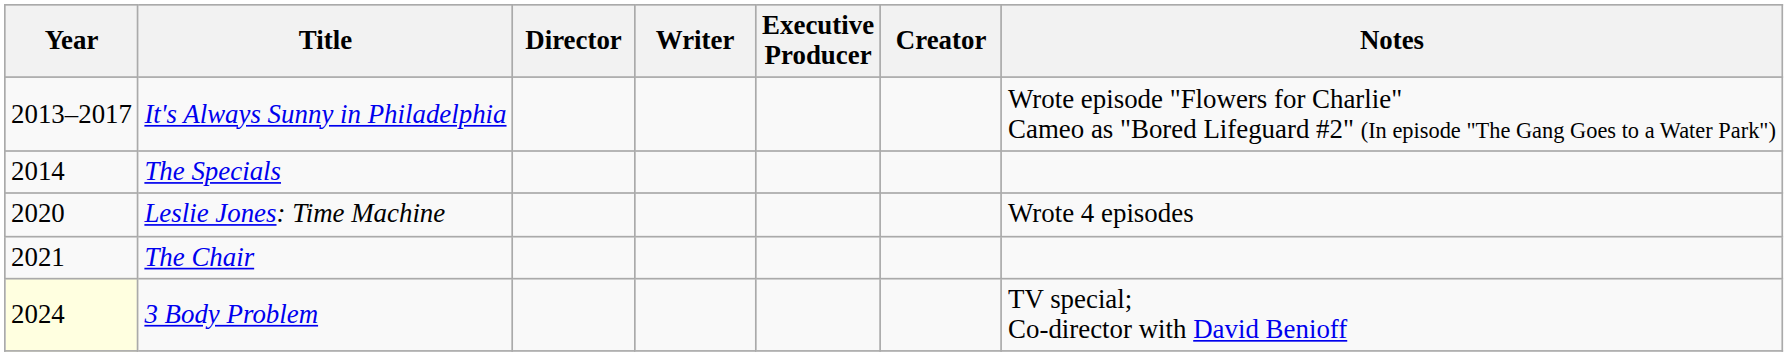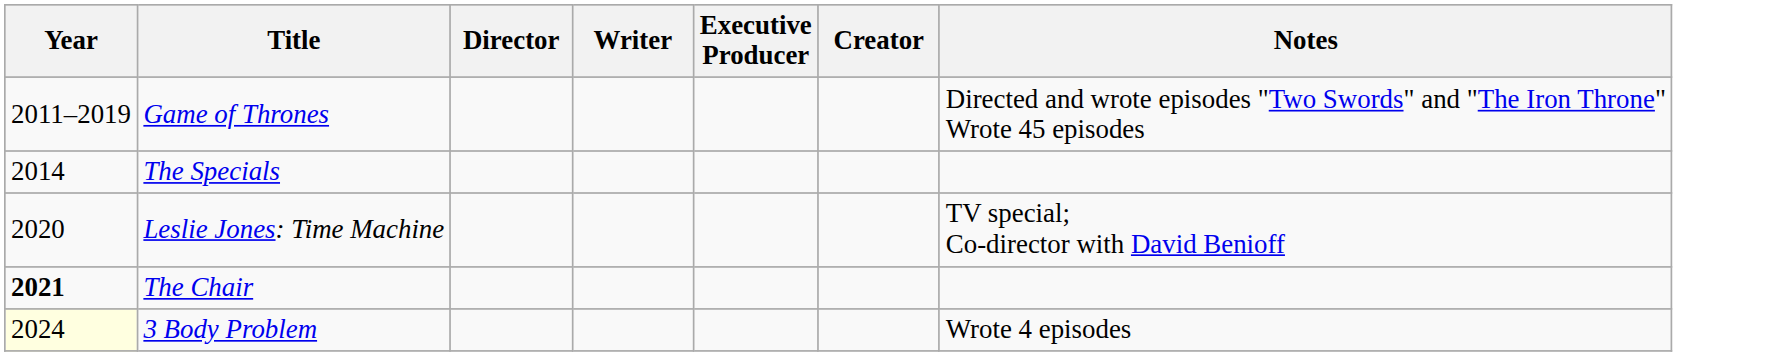+ row: (236, 113)
- row: (325, 113)
(1101, 214) Wrote 4 episodes -> (1115, 229) TV special; Co-director with David Benioff
(38, 256) normal -> (38, 287) bold
(1178, 314) TV special; Co-director with David Benioff -> (1039, 329) Wrote 4 episodes
